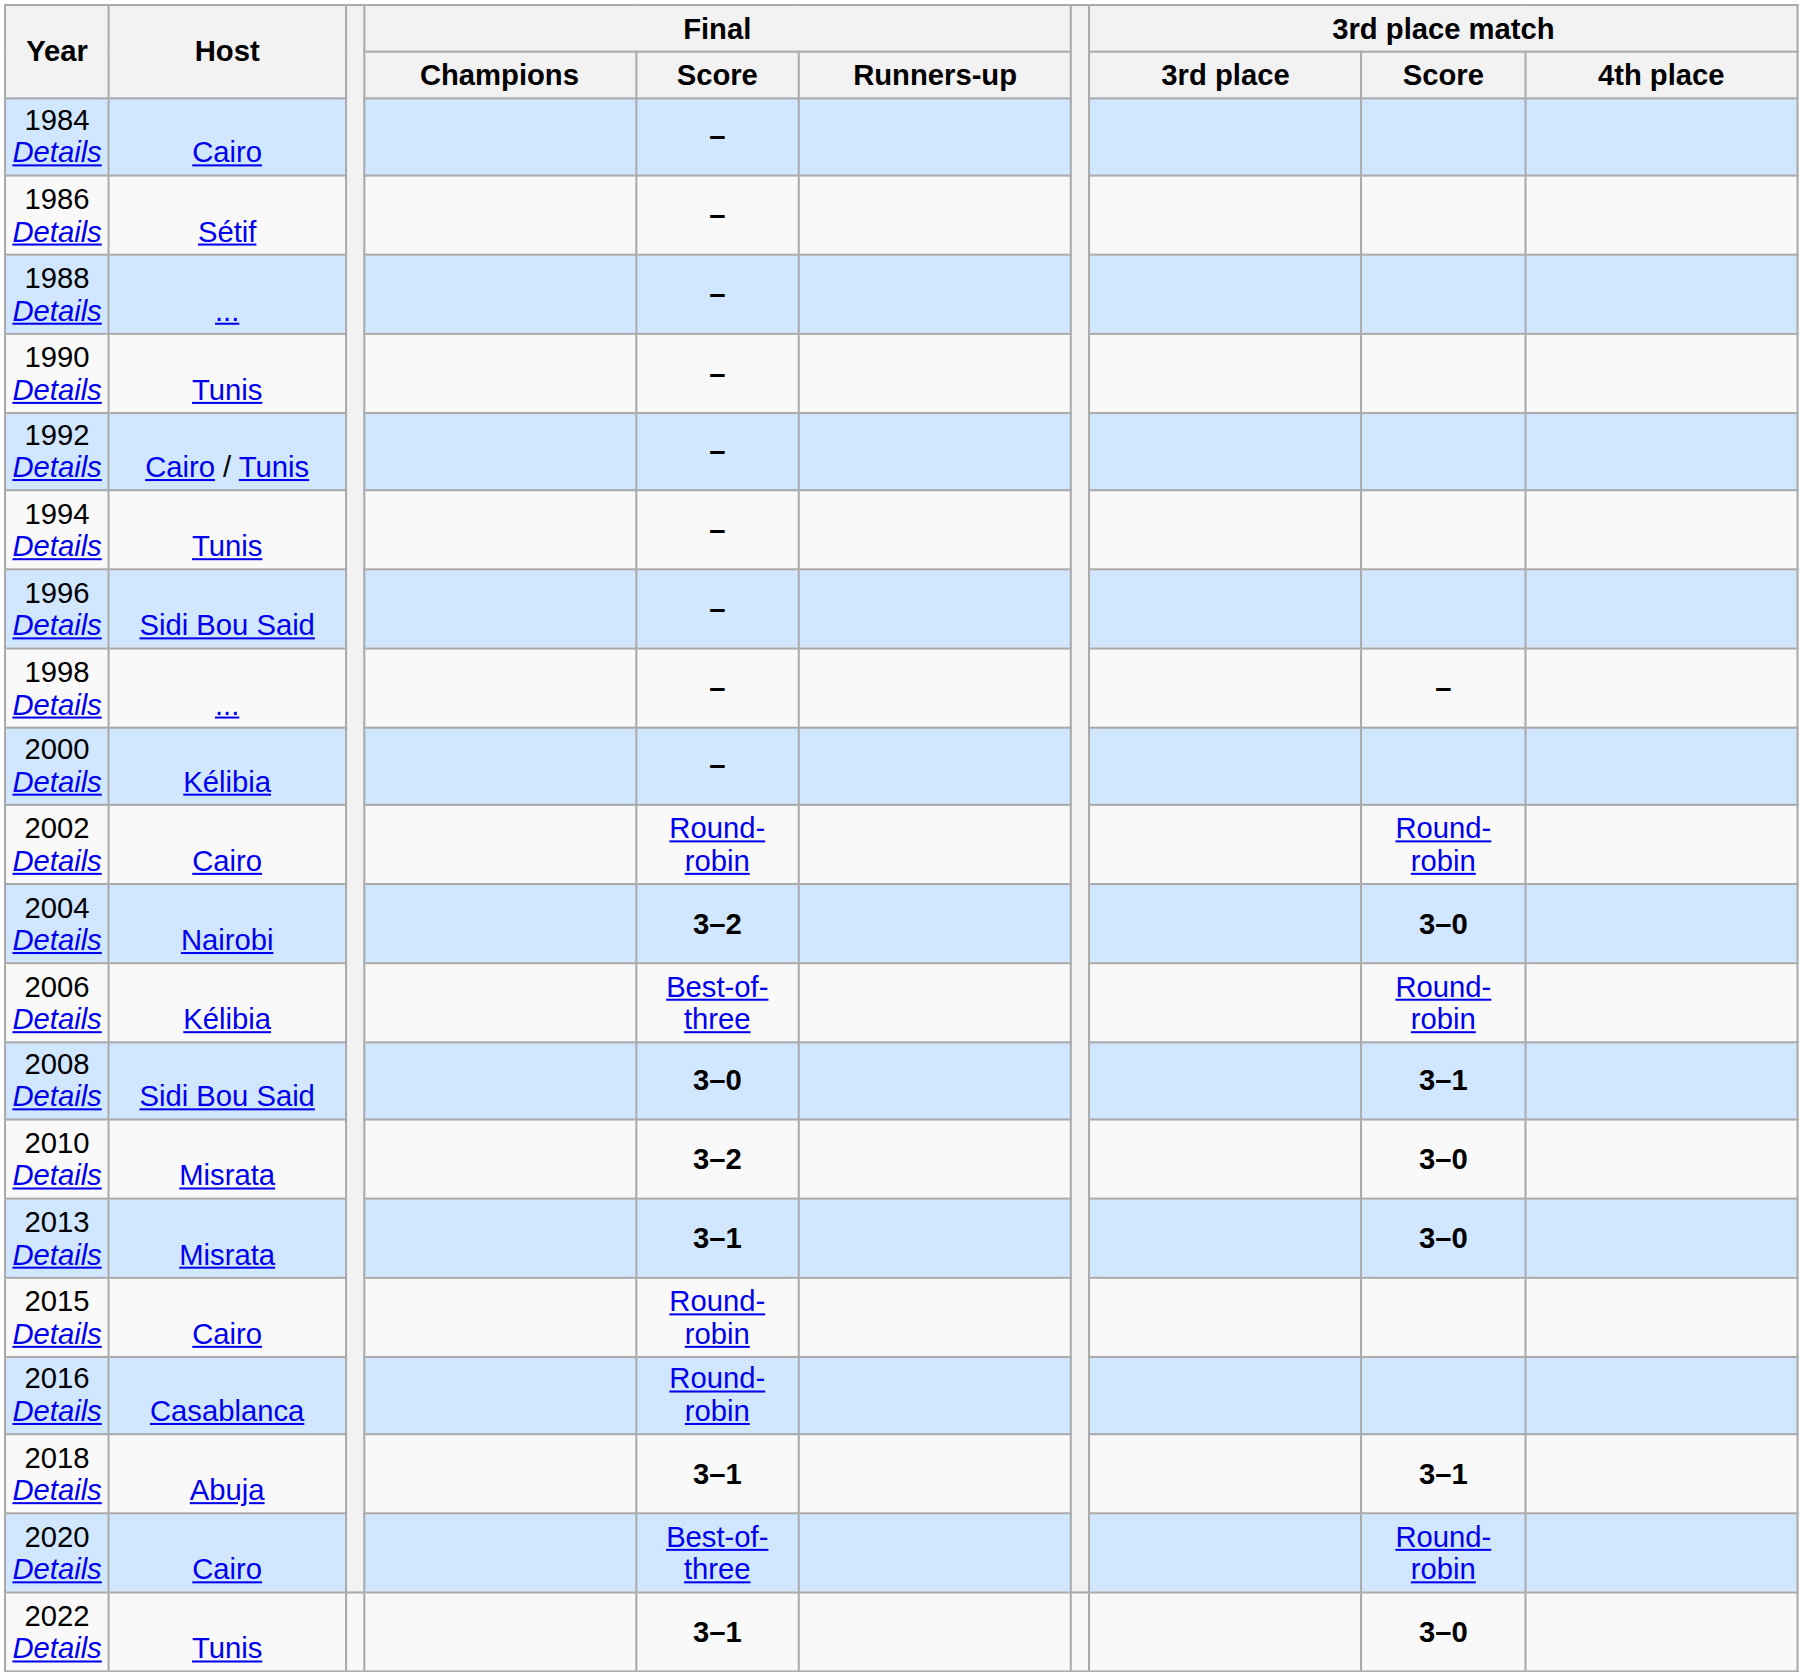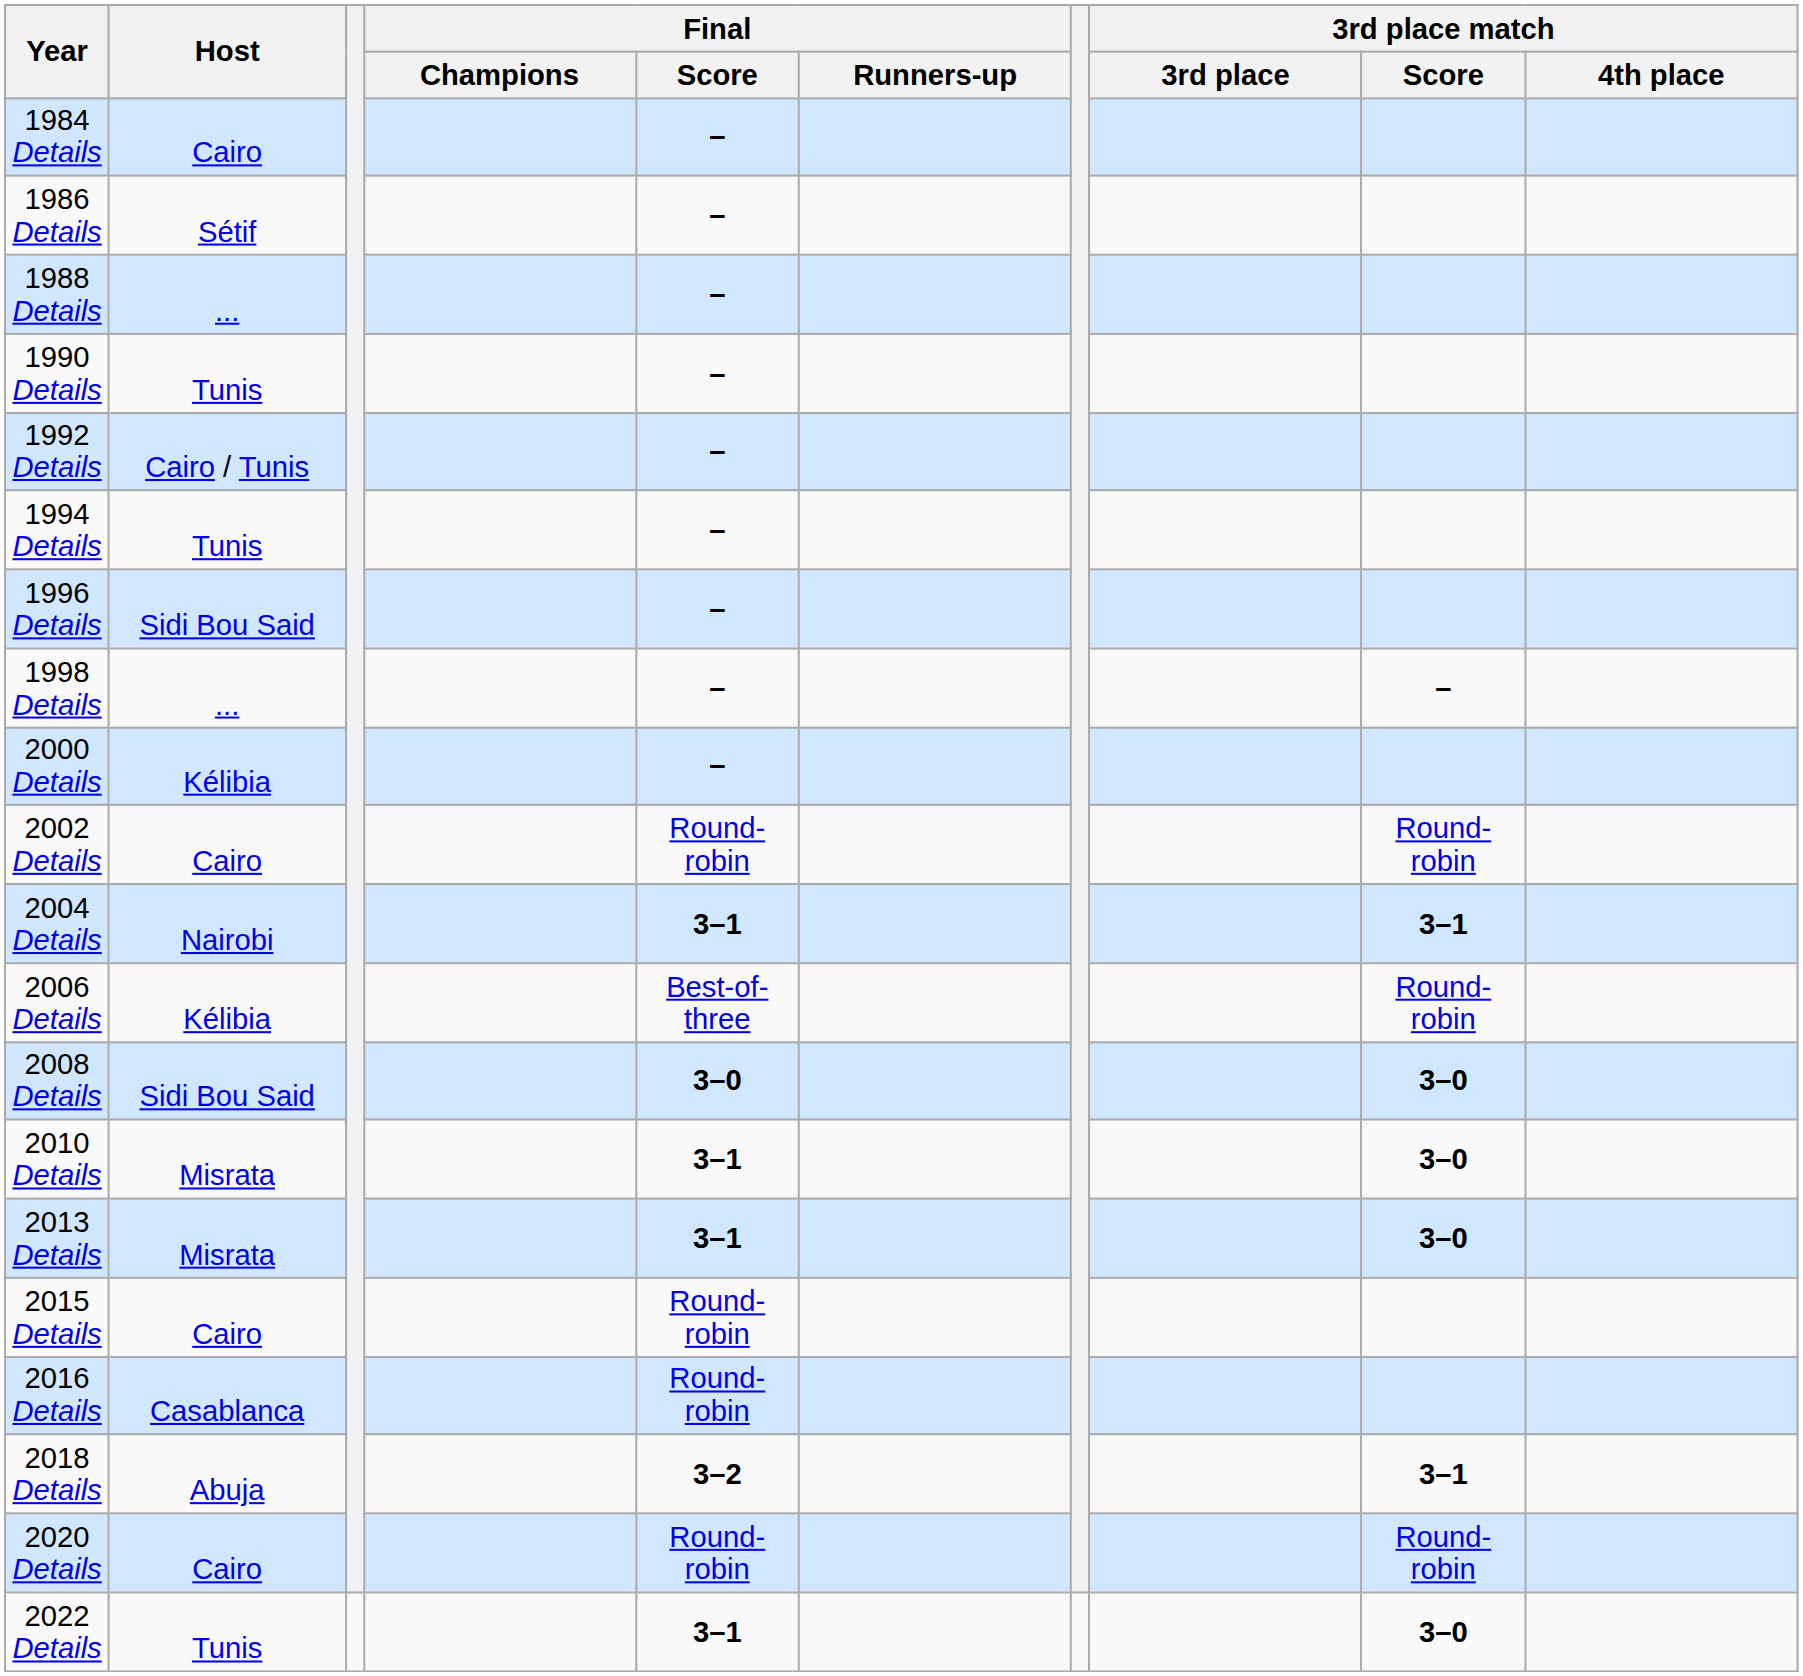(717, 924) 3–2 -> (717, 924) 3–1
(1443, 924) 3–0 -> (1443, 924) 3–1
(1443, 1081) 3–1 -> (1443, 1081) 3–0
(717, 1160) 3–2 -> (717, 1160) 3–1
(717, 1474) 3–1 -> (717, 1474) 3–2
(717, 1553) Best-of-three -> (717, 1553) Round-robin
